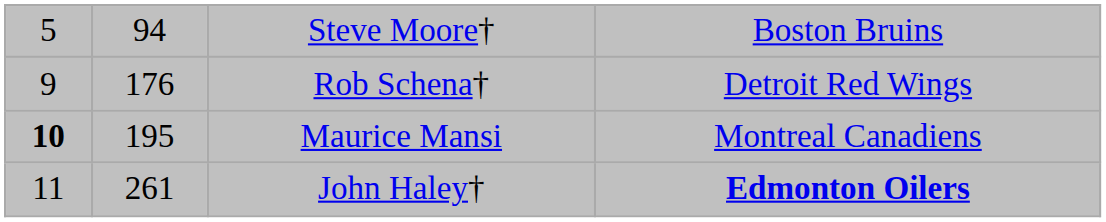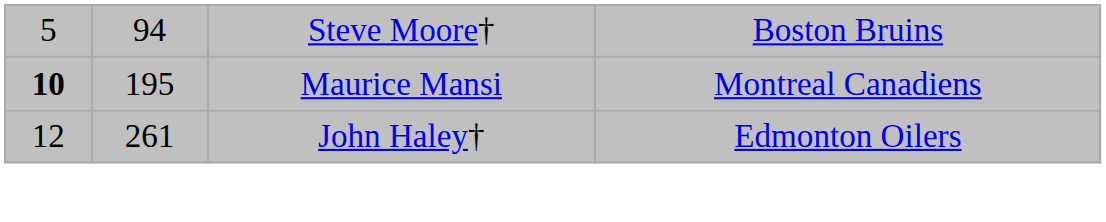- row: (401, 83)
(48, 188) 11 -> (48, 135) 12
(848, 188) bold -> (848, 135) normal
